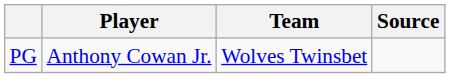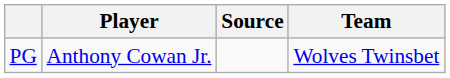columns swapped: (294, 21) <-> (408, 21)
